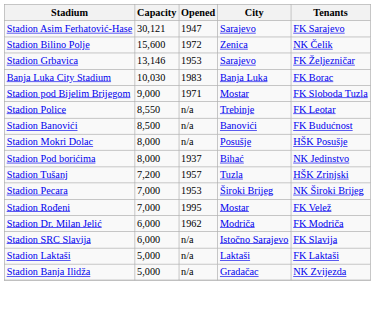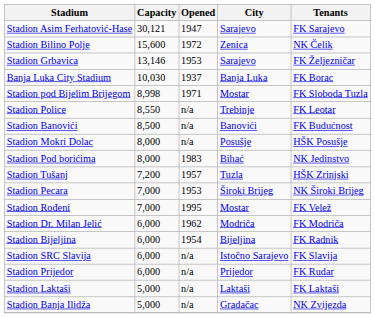(191, 77) 1983 -> (191, 77) 1937
(149, 93) 9,000 -> (149, 93) 8,998
(191, 158) 1937 -> (191, 158) 1983
+ row: (41, 239)
+ row: (40, 272)
